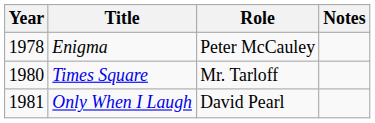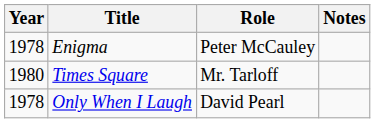(26, 103) 1981 -> (26, 103) 1978
